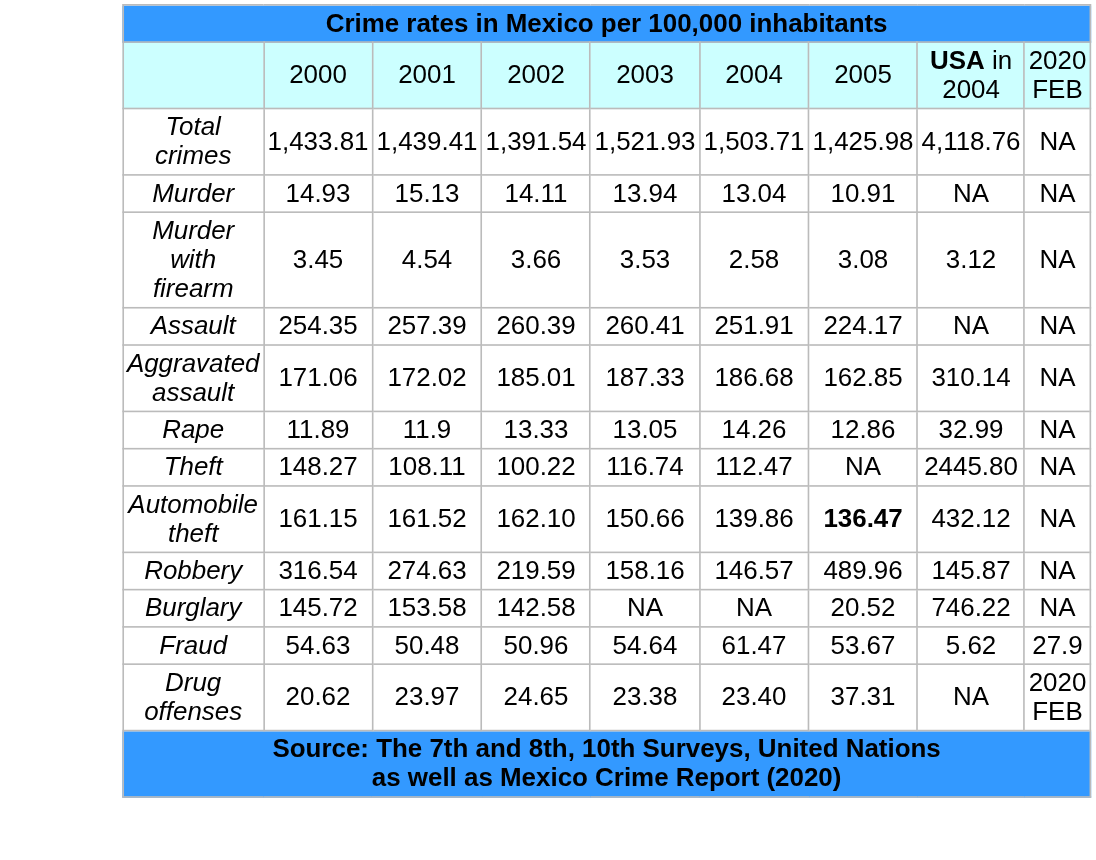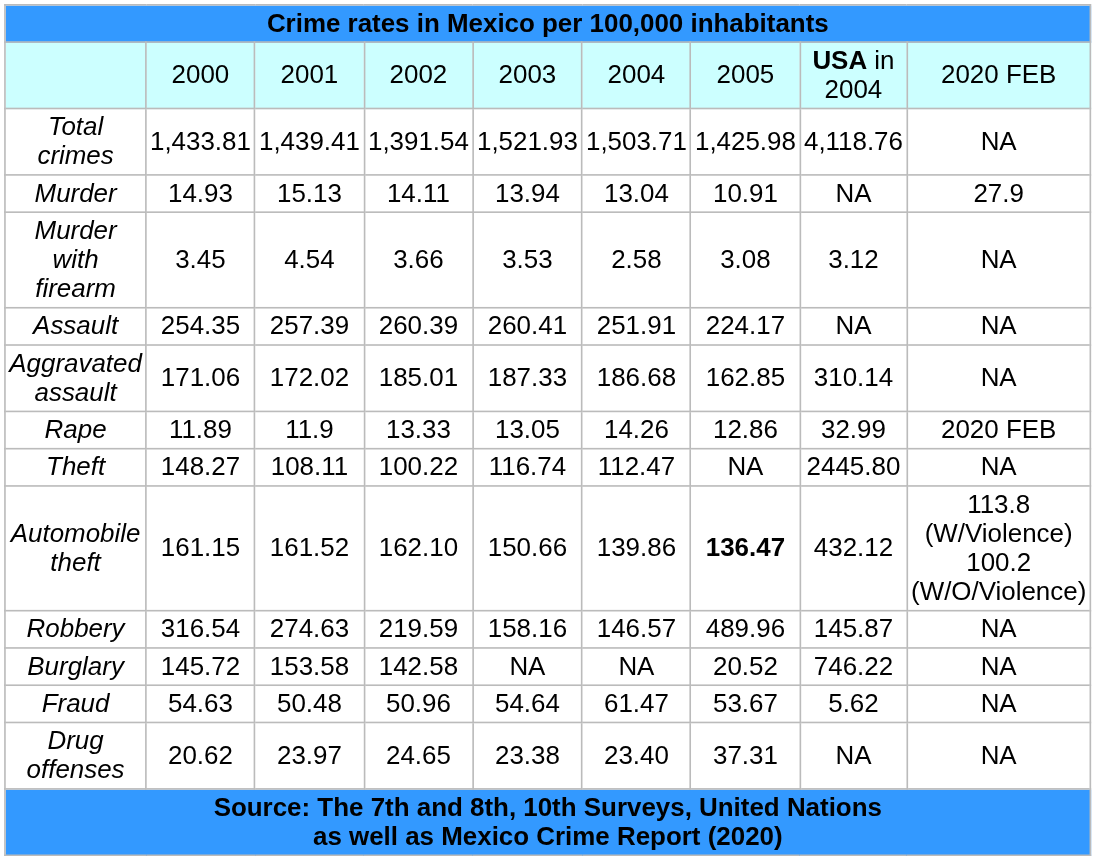(1057, 193) NA -> (999, 193) 27.9
(1057, 429) NA -> (999, 429) 2020 FEB
(1057, 518) NA -> (999, 548) 113.8 (W/Violence) 100.2 (W/O/Violence)
(1057, 645) 27.9 -> (999, 703) NA
(1057, 697) 2020 FEB -> (999, 755) NA
